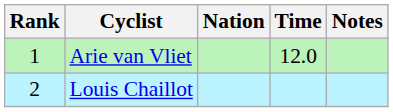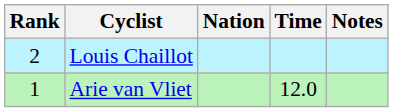rows swapped: (131, 55) <-> (131, 89)
